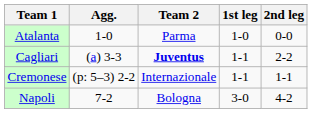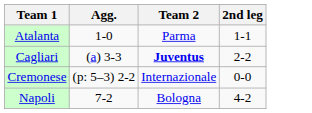- column: (240, 14)
(284, 35) 0-0 -> (243, 35) 1-1
(284, 77) 1-1 -> (243, 77) 0-0
